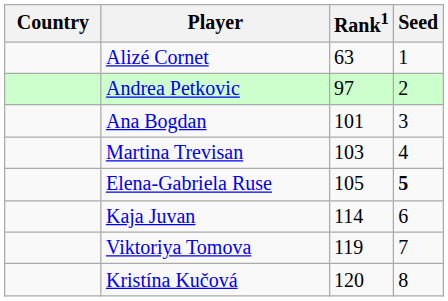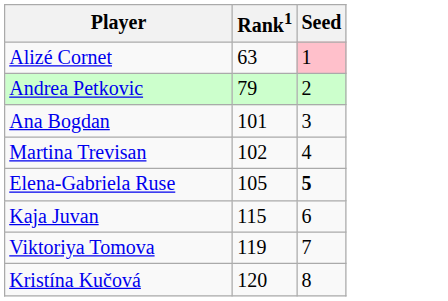- column: (53, 23)
(403, 57) no background -> (306, 57) pink background
(344, 89) 97 -> (247, 89) 79
(349, 152) 103 -> (252, 152) 102
(349, 216) 114 -> (252, 216) 115
